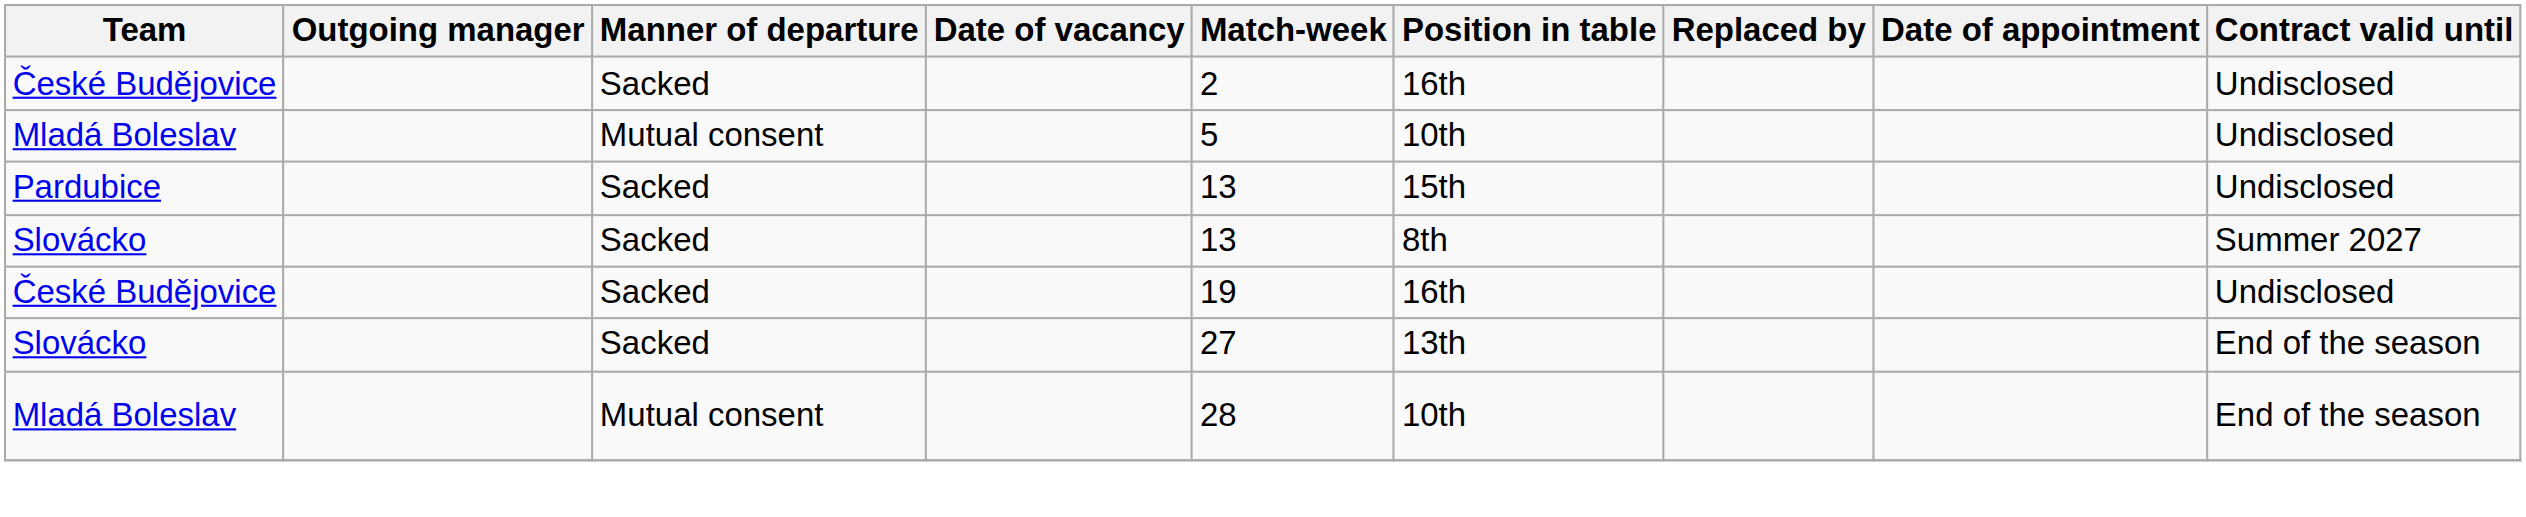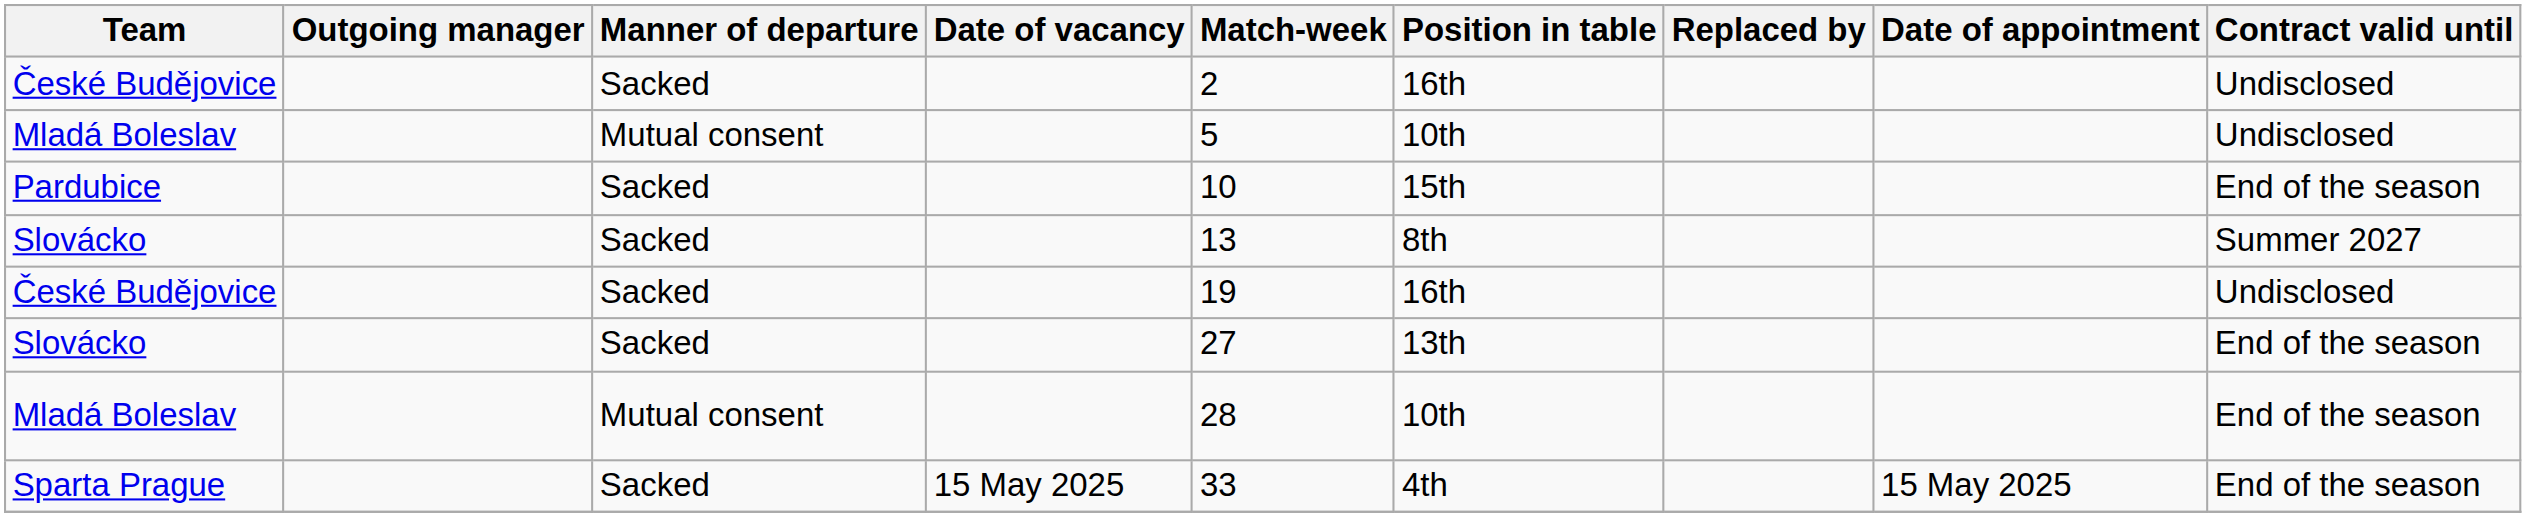(1218, 187) 13 -> (1218, 187) 10
(2305, 187) Undisclosed -> (2348, 187) End of the season
+ row: (119, 485)
